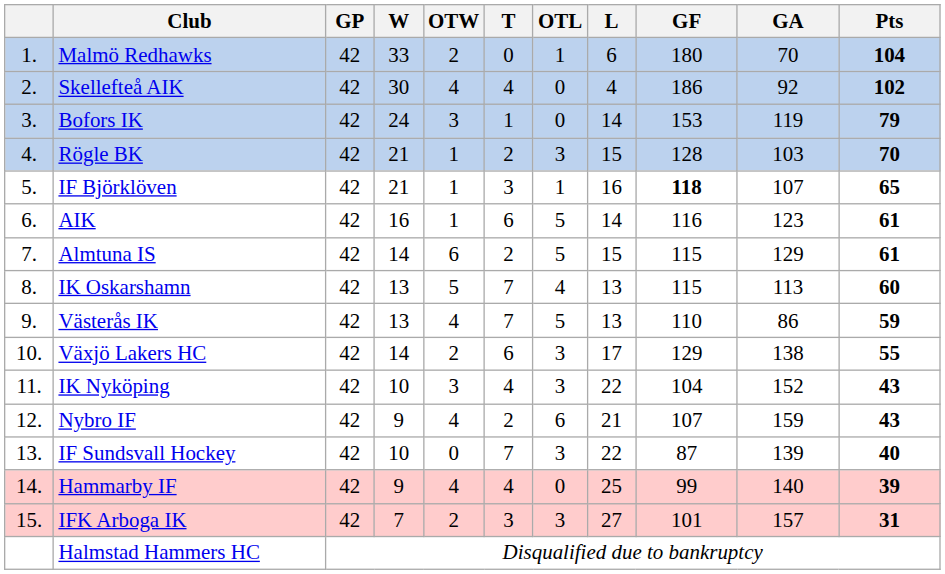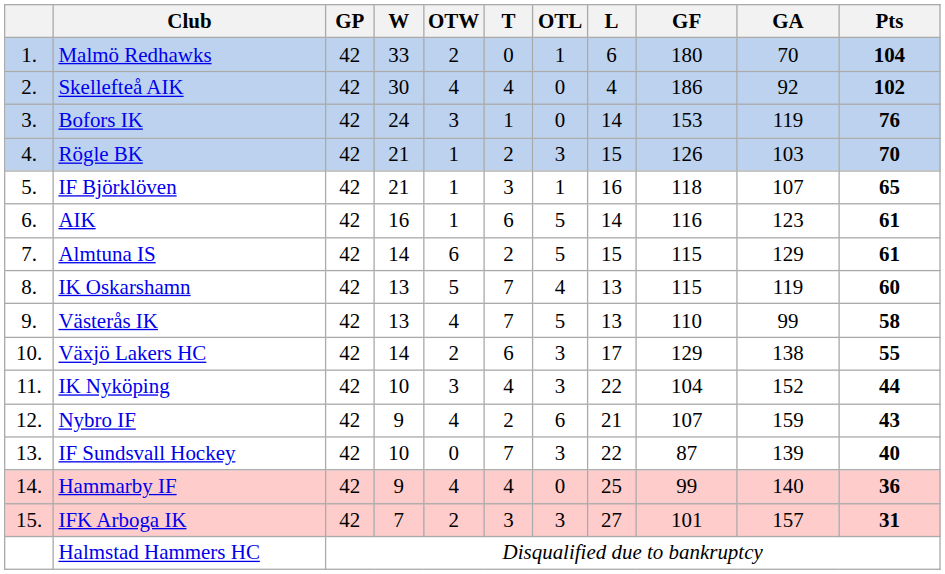(889, 120) 79 -> (889, 120) 76
(687, 154) 128 -> (687, 154) 126
(687, 187) bold -> (687, 187) normal
(788, 287) 113 -> (788, 287) 119
(788, 320) 86 -> (788, 320) 99
(889, 320) 59 -> (889, 320) 58
(889, 386) 43 -> (889, 386) 44
(889, 486) 39 -> (889, 486) 36
